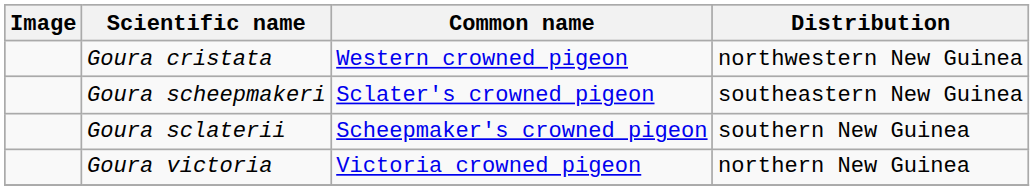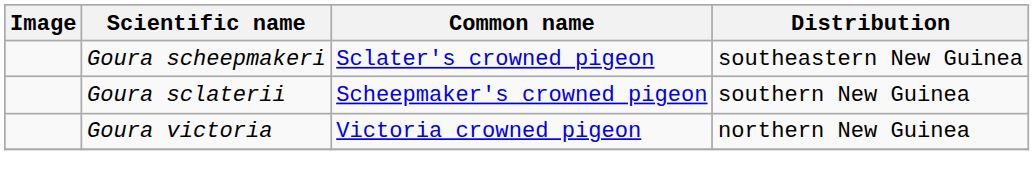- row: (180, 59)
